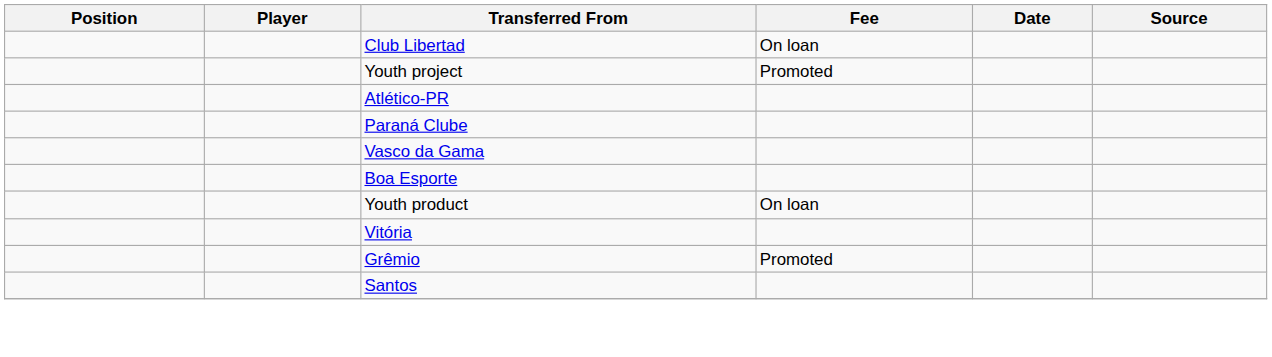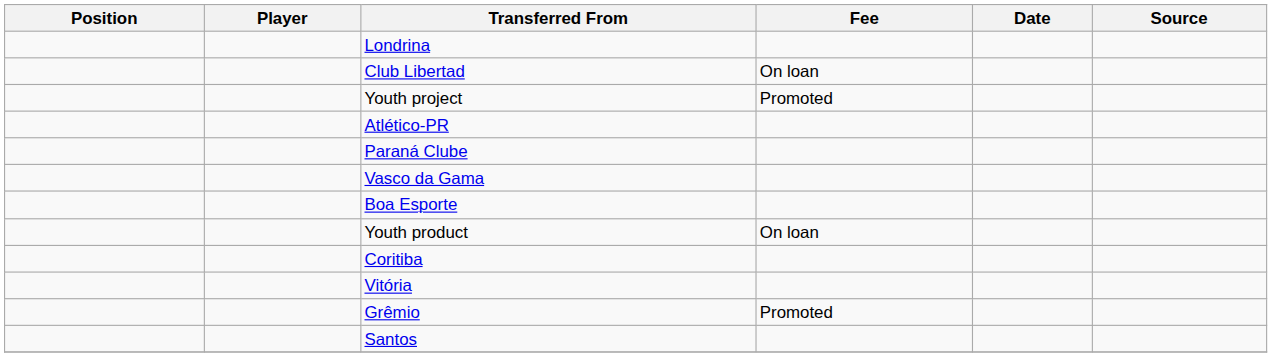+ row: (397, 45)
+ row: (394, 258)
